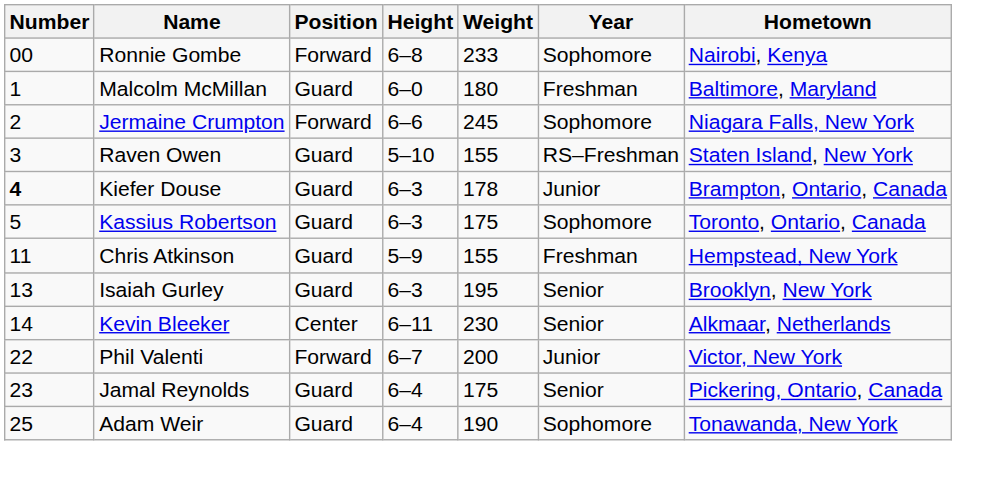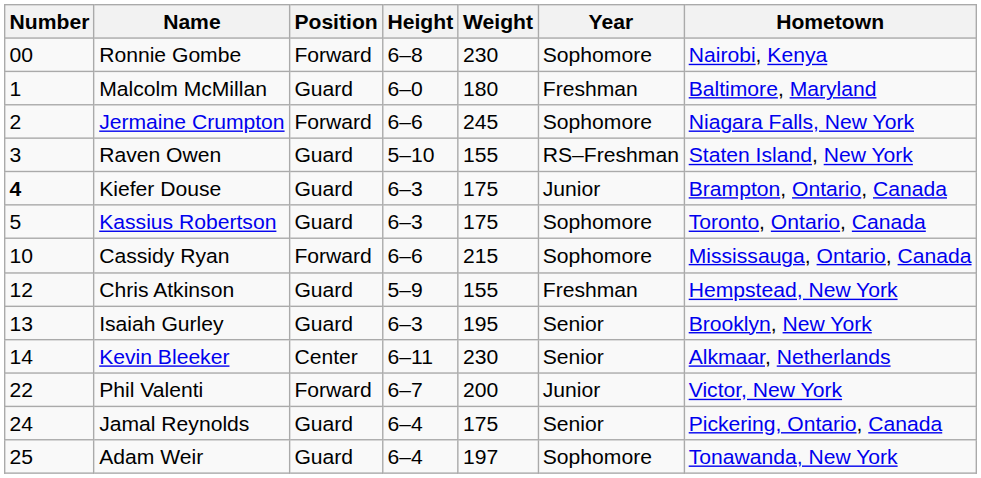(481, 55) 233 -> (481, 55) 230
(481, 189) 178 -> (481, 189) 175
+ row: (164, 256)
(21, 256) 11 -> (21, 289) 12
(21, 390) 23 -> (21, 423) 24
(481, 423) 190 -> (481, 456) 197
